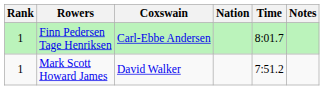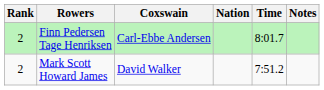(20, 38) 1 -> (20, 38) 2
(20, 69) 1 -> (20, 69) 2
